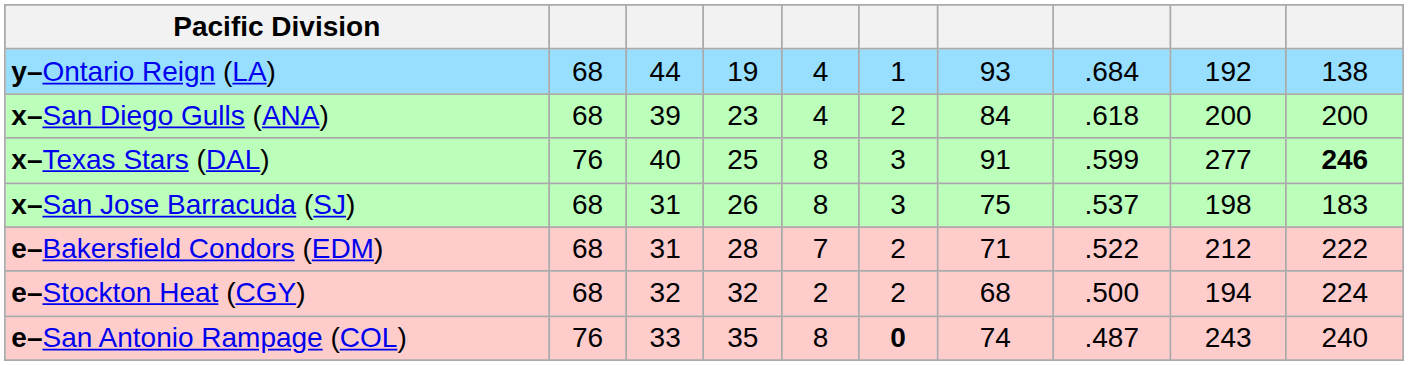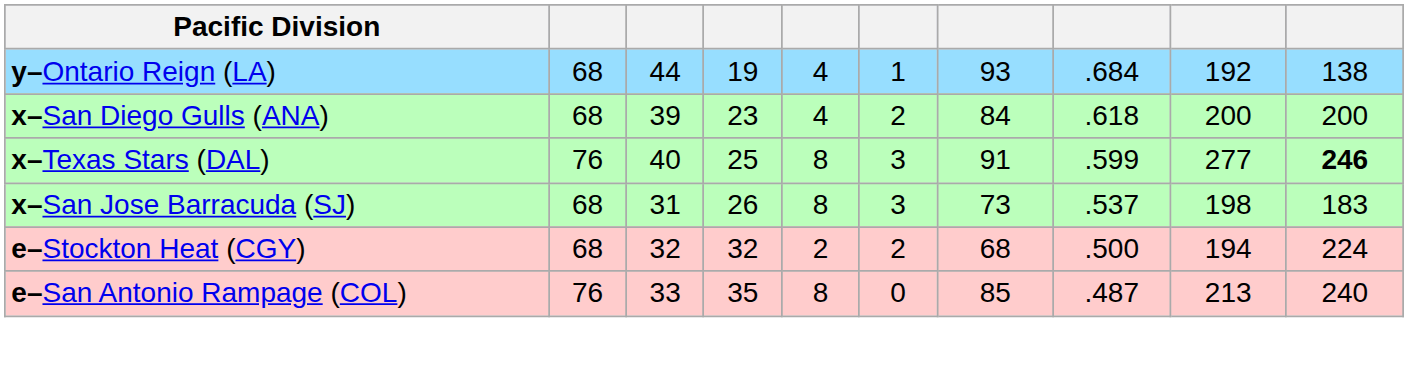(995, 204) 75 -> (995, 204) 73
- row: (197, 248)
(898, 337) bold -> (898, 293) normal
(995, 337) 74 -> (995, 293) 85
(1228, 337) 243 -> (1228, 293) 213
